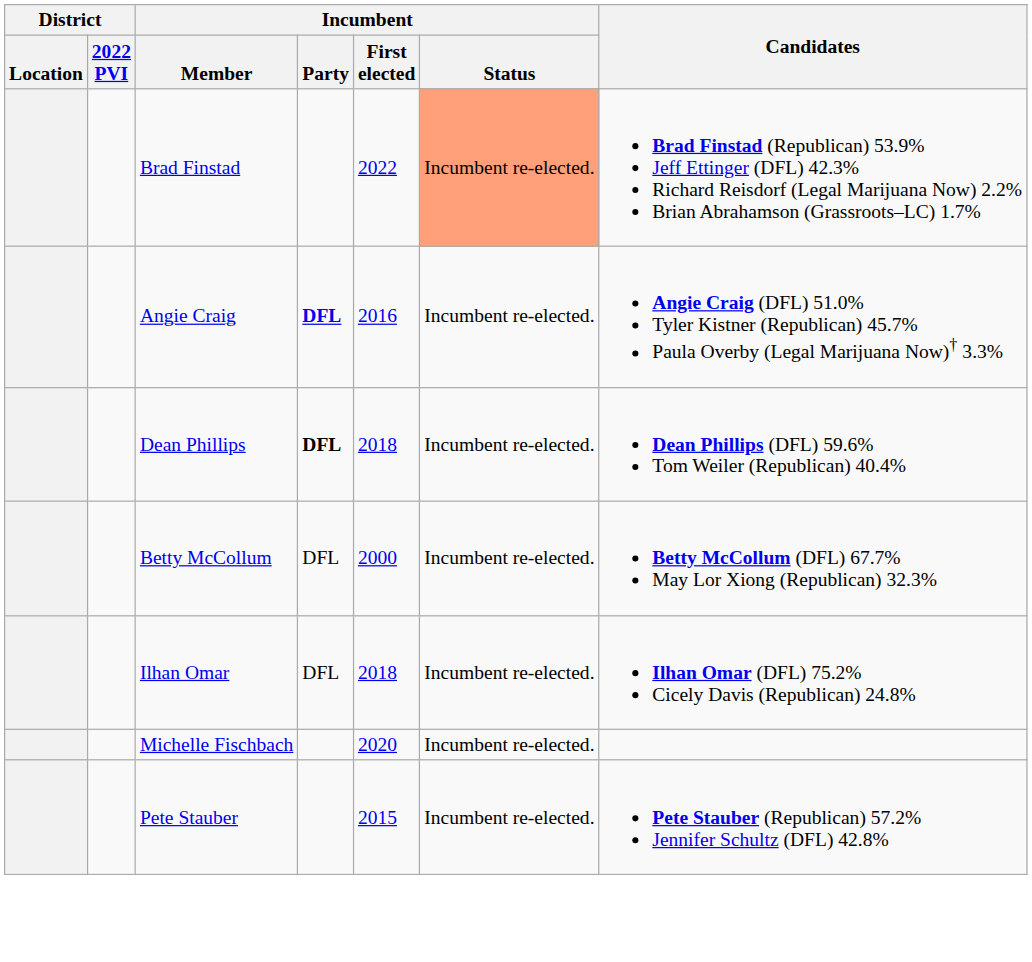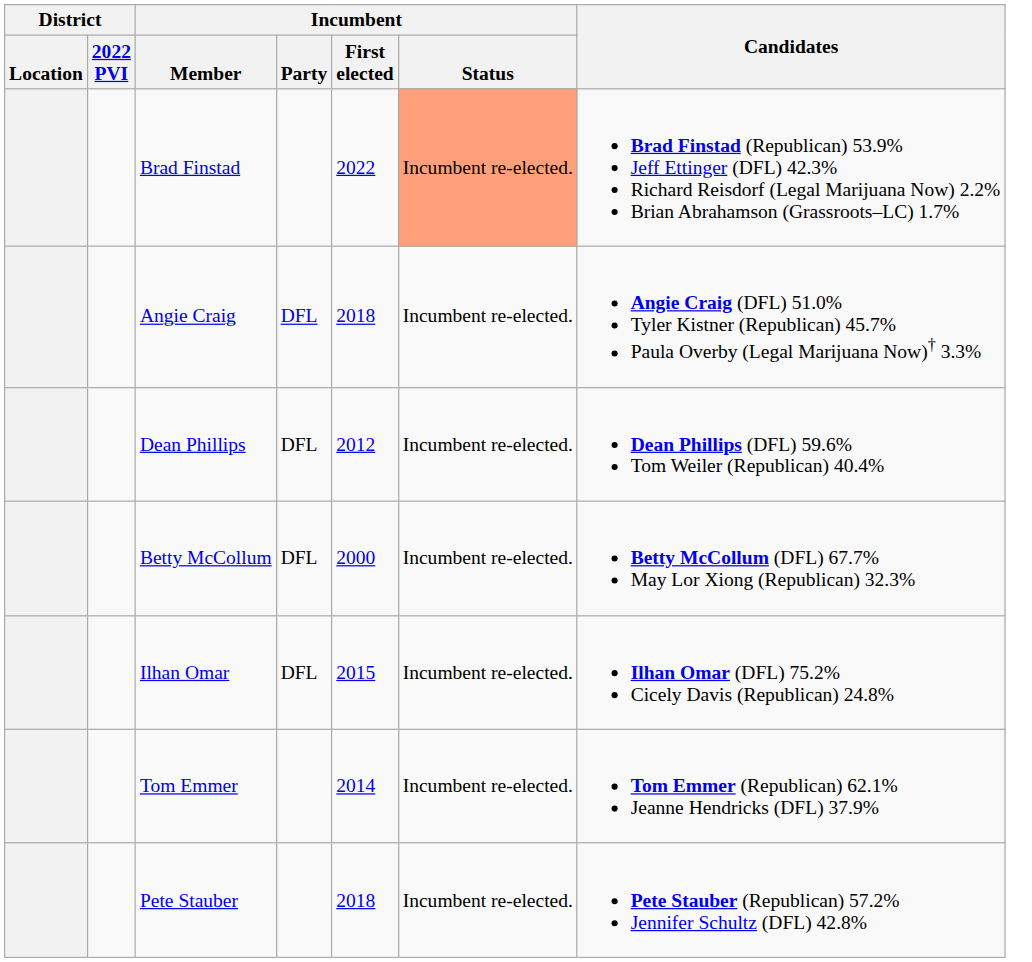(322, 316) bold -> (299, 316) normal
(377, 316) 2016 -> (356, 316) 2018
(322, 444) bold -> (299, 444) normal
(377, 444) 2018 -> (356, 444) 2012
(377, 672) 2018 -> (356, 672) 2015
+ row: (189, 786)
- row: (217, 744)
(377, 817) 2015 -> (356, 899) 2018
